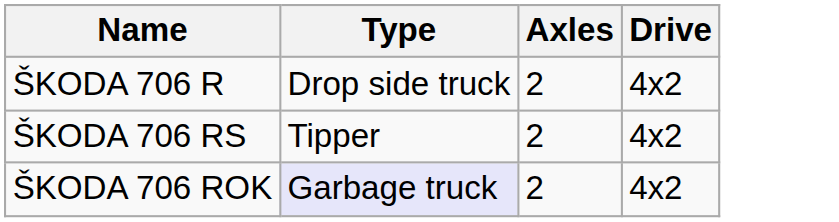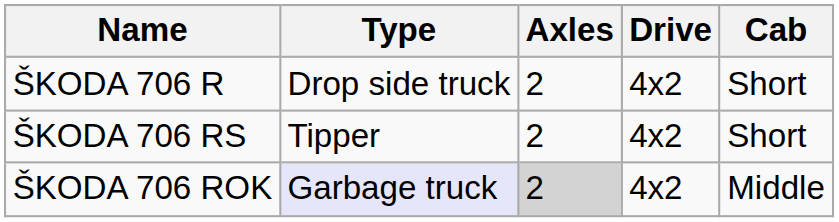+ column: (776, 30)
(535, 188) no background -> (535, 188) lightgrey background
